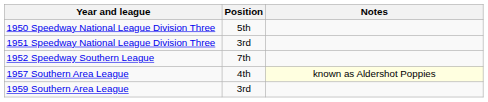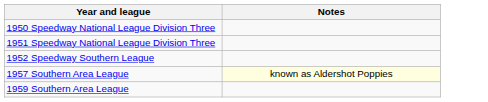- column: (244, 12)
